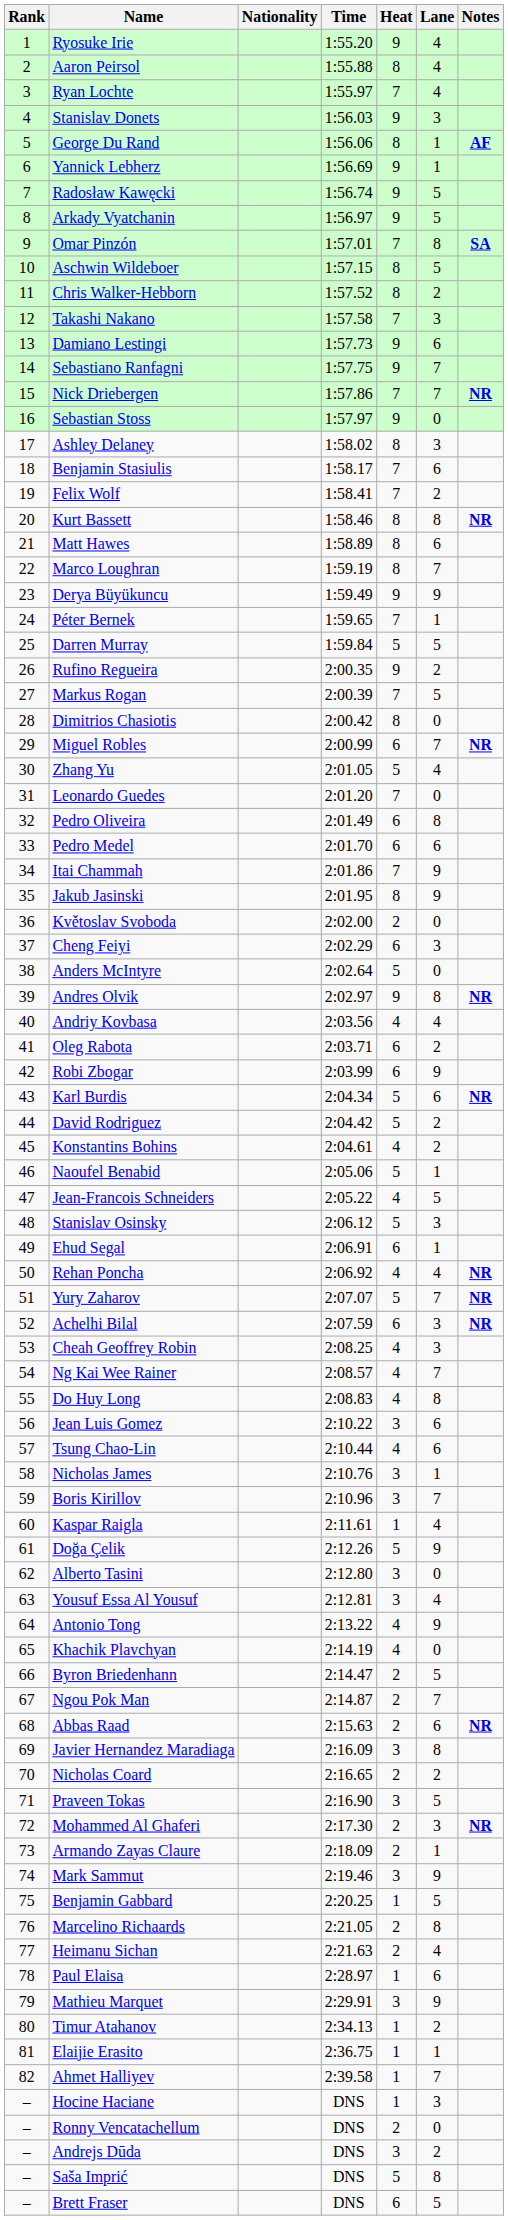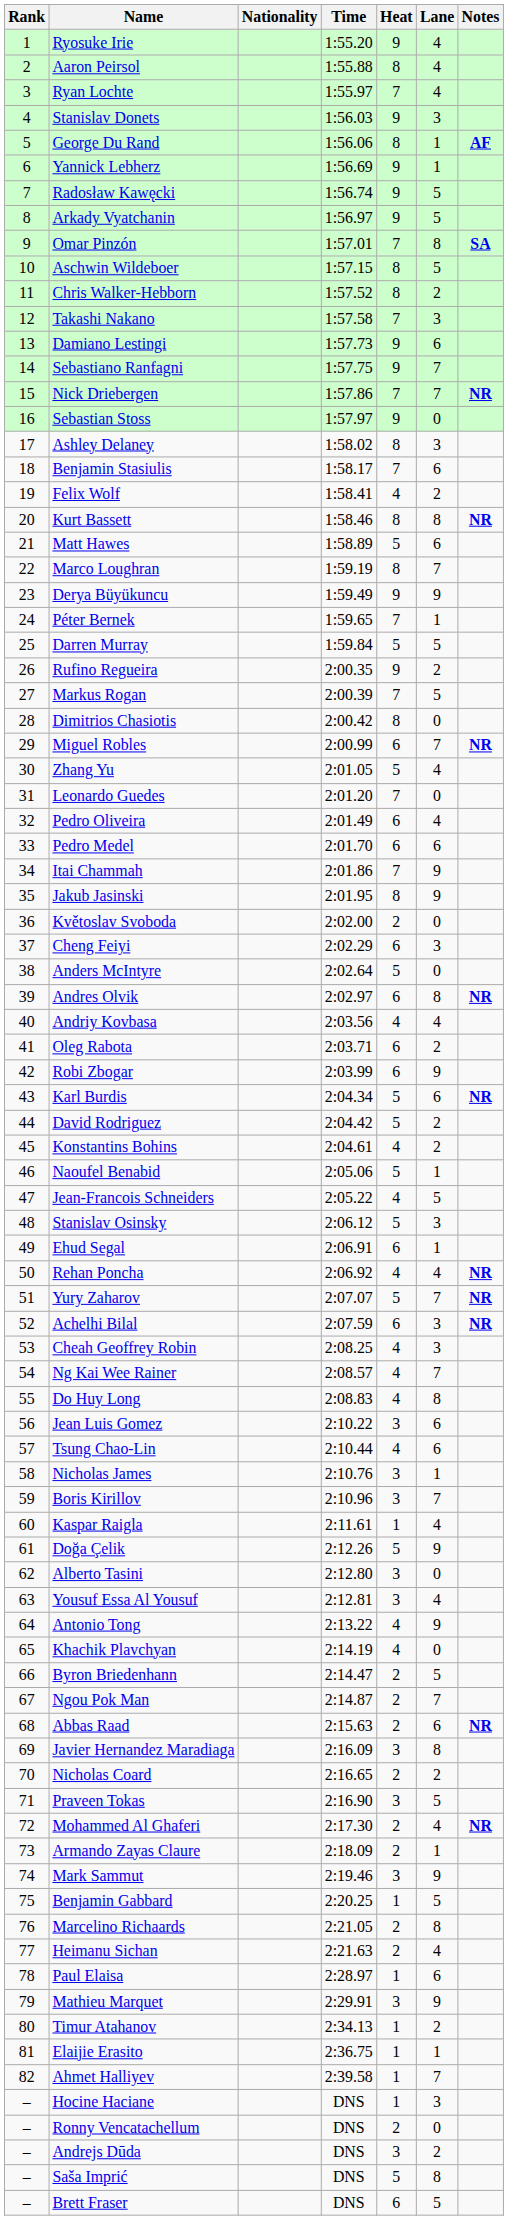(396, 494) 7 -> (396, 494) 4
(396, 544) 8 -> (396, 544) 5
(437, 820) 8 -> (437, 820) 4
(396, 996) 9 -> (396, 996) 6
(437, 1825) 3 -> (437, 1825) 4
